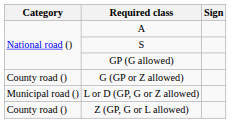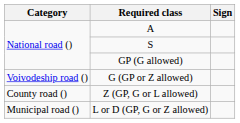(37, 77) County road () -> (47, 77) Voivodeship road ()
rows swapped: (141, 110) <-> (141, 93)
